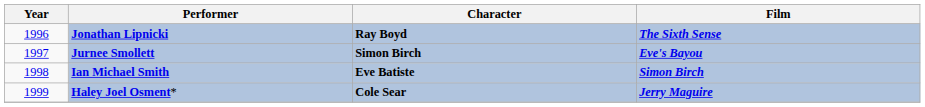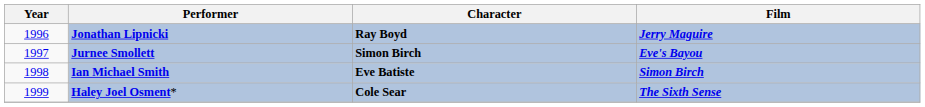(680, 33) The Sixth Sense -> (676, 33) Jerry Maguire
(676, 92) Jerry Maguire -> (680, 92) The Sixth Sense
